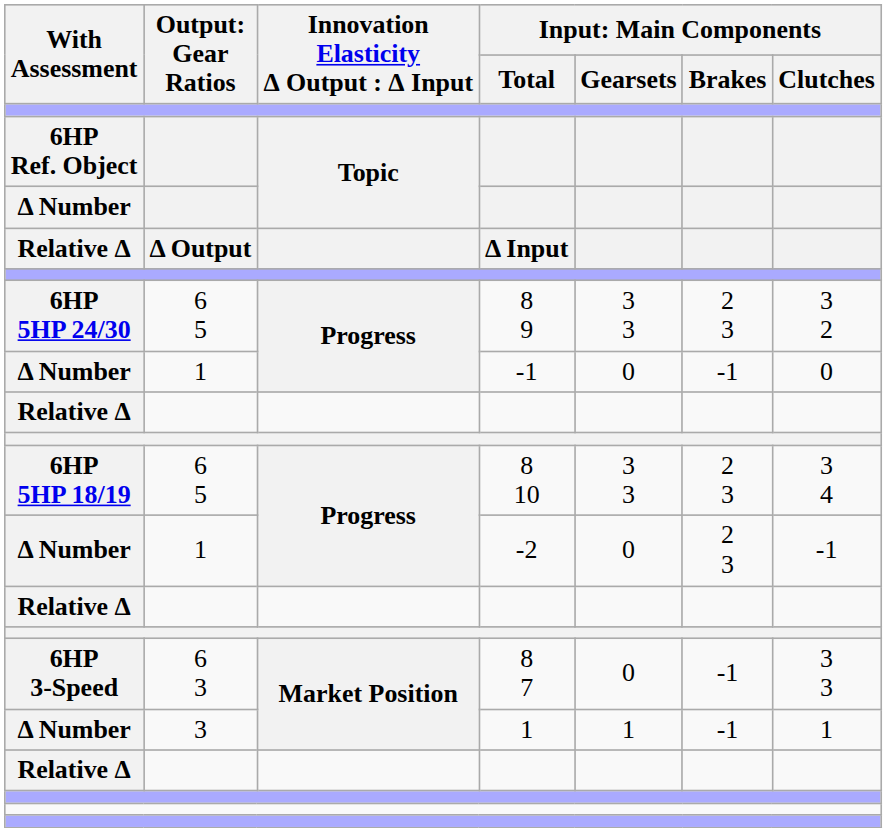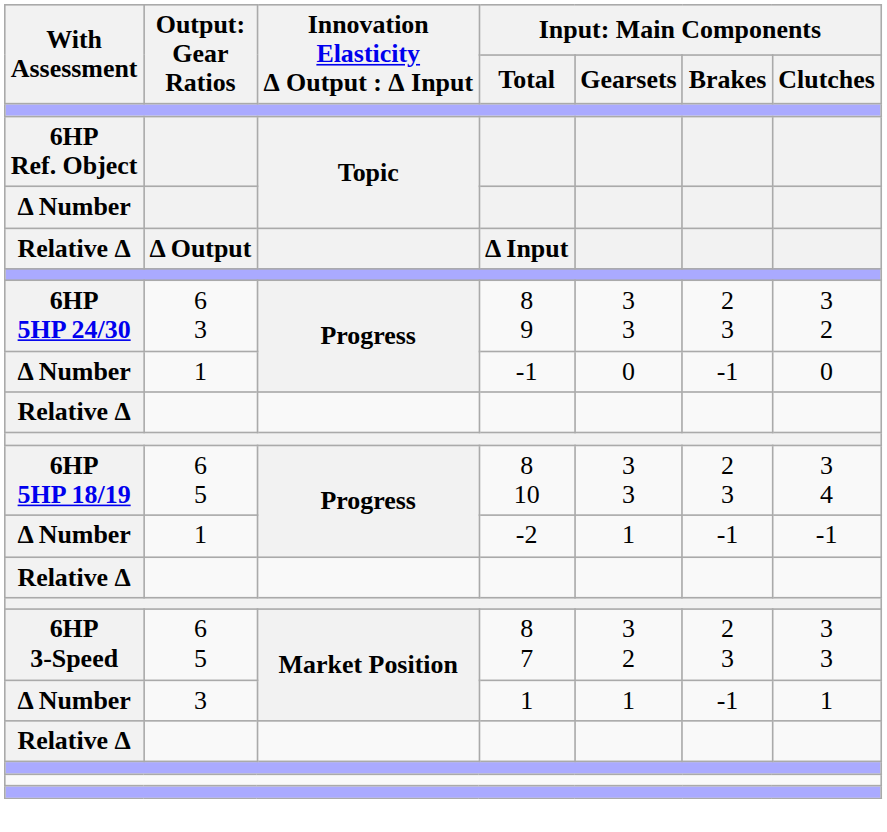(200, 315) 6 5 -> (200, 315) 6 3
(628, 550) 0 -> (628, 535) 1
(728, 550) 2 3 -> (727, 535) -1
(200, 673) 6 3 -> (200, 644) 6 5
(628, 673) 0 -> (628, 644) 3 2
(727, 673) -1 -> (728, 644) 2 3
